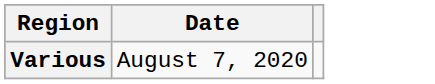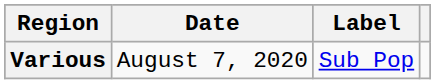+ column: (366, 23)
